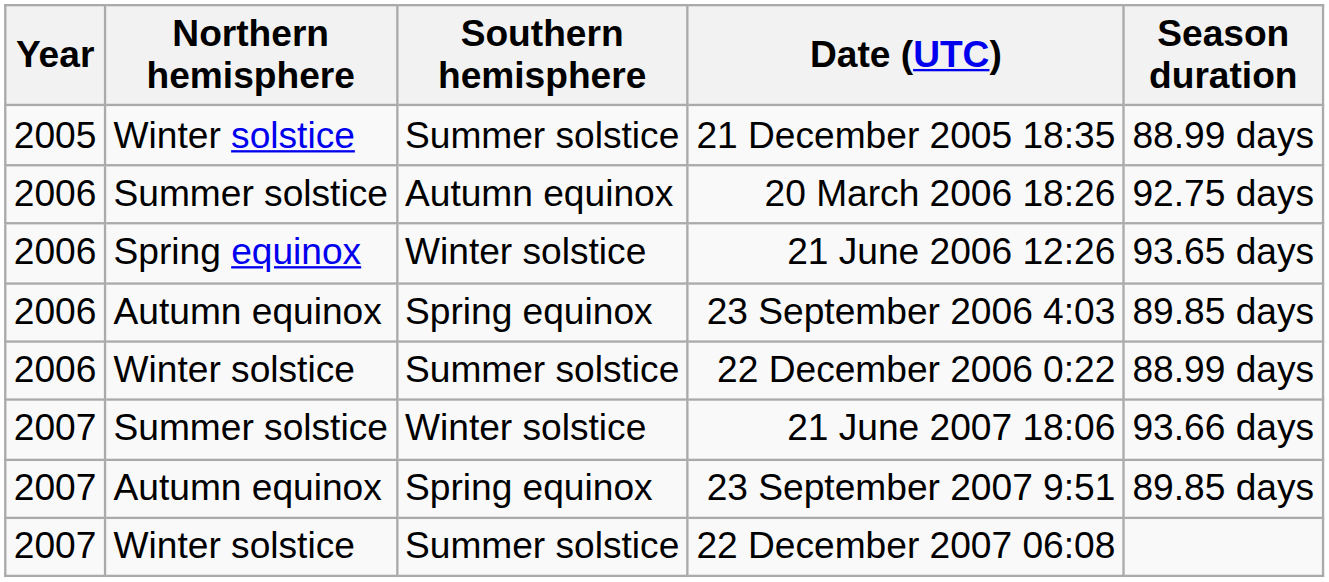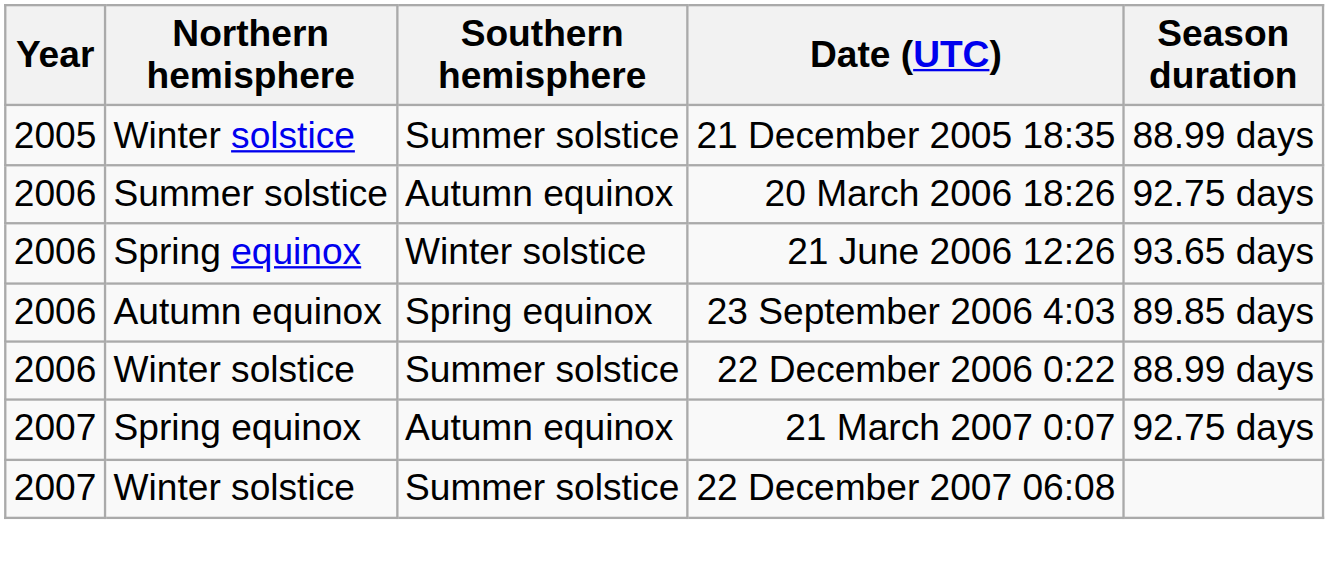+ row: (950, 428)
- row: (951, 428)
- row: (911, 487)
